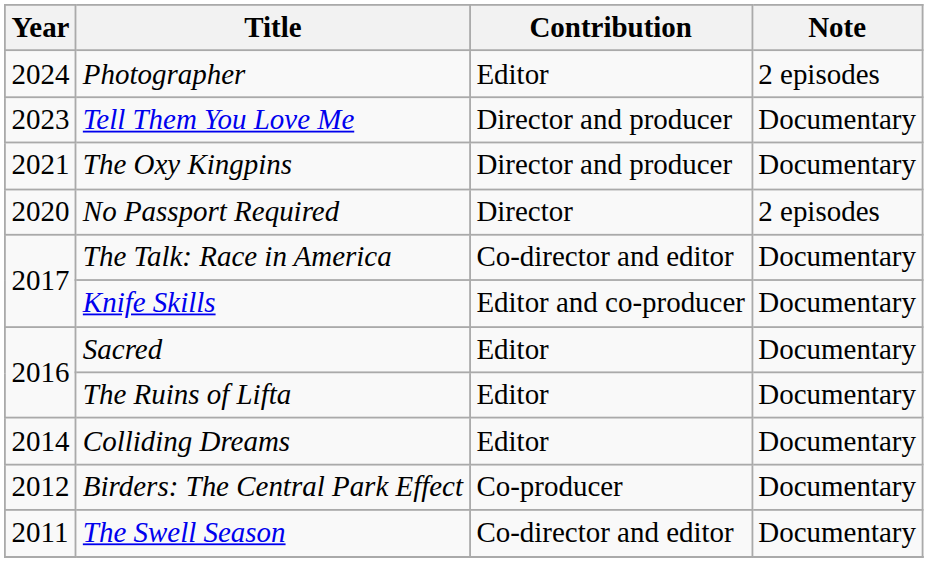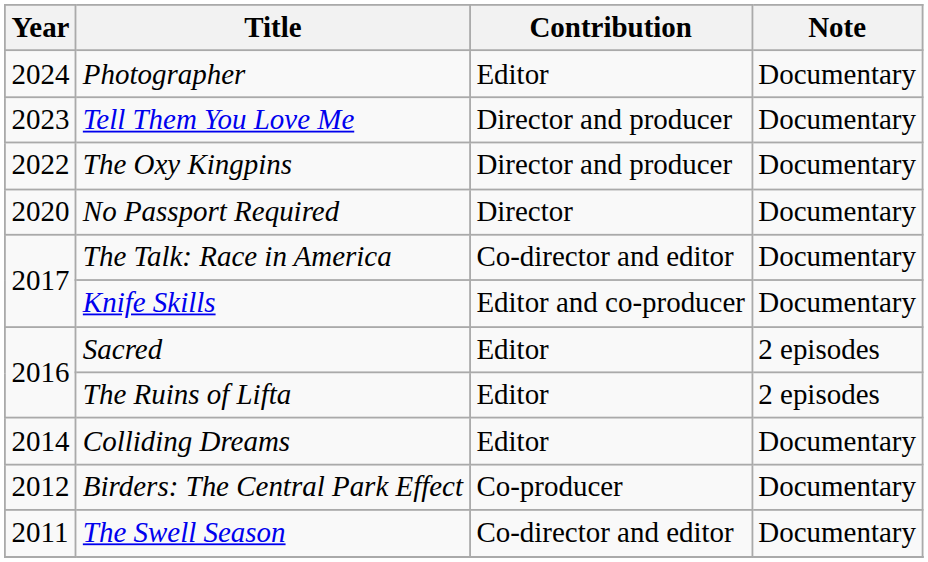(819, 73) 2 episodes -> (837, 73) Documentary
(41, 165) 2021 -> (41, 165) 2022
(819, 211) 2 episodes -> (837, 211) Documentary
(837, 348) Documentary -> (819, 348) 2 episodes
(837, 394) Documentary -> (819, 394) 2 episodes
